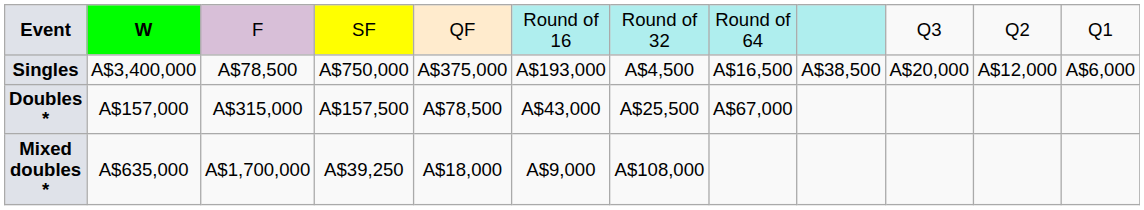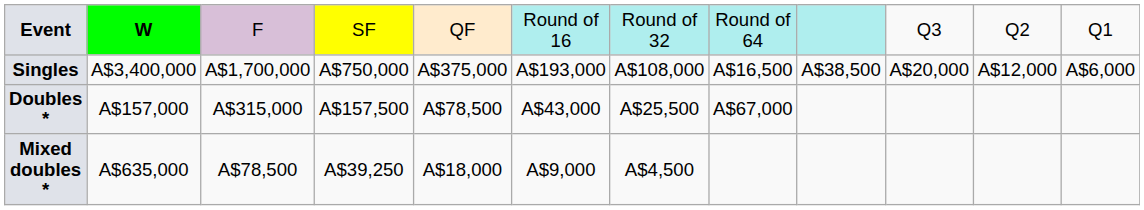(258, 70) A$78,500 -> (258, 70) A$1,700,000
(659, 70) A$4,500 -> (659, 70) A$108,000
(258, 170) A$1,700,000 -> (258, 170) A$78,500
(659, 170) A$108,000 -> (659, 170) A$4,500
